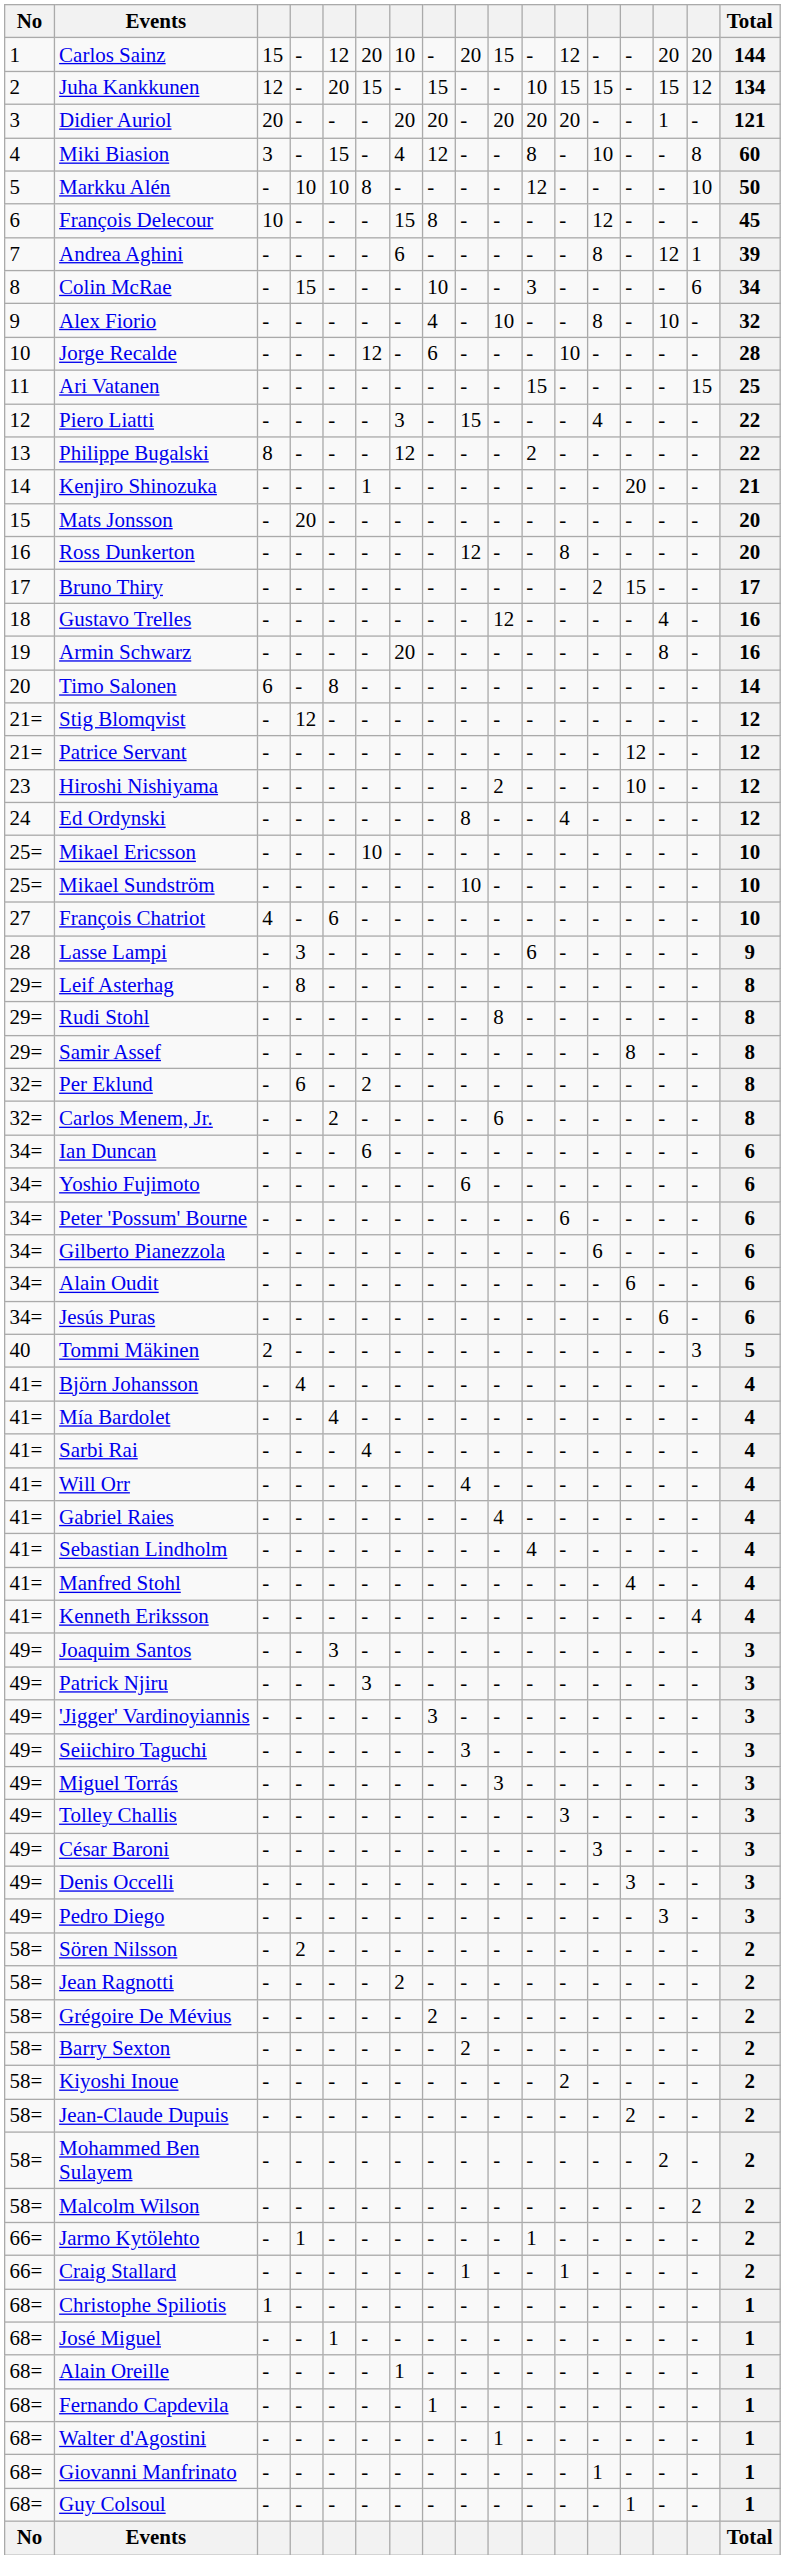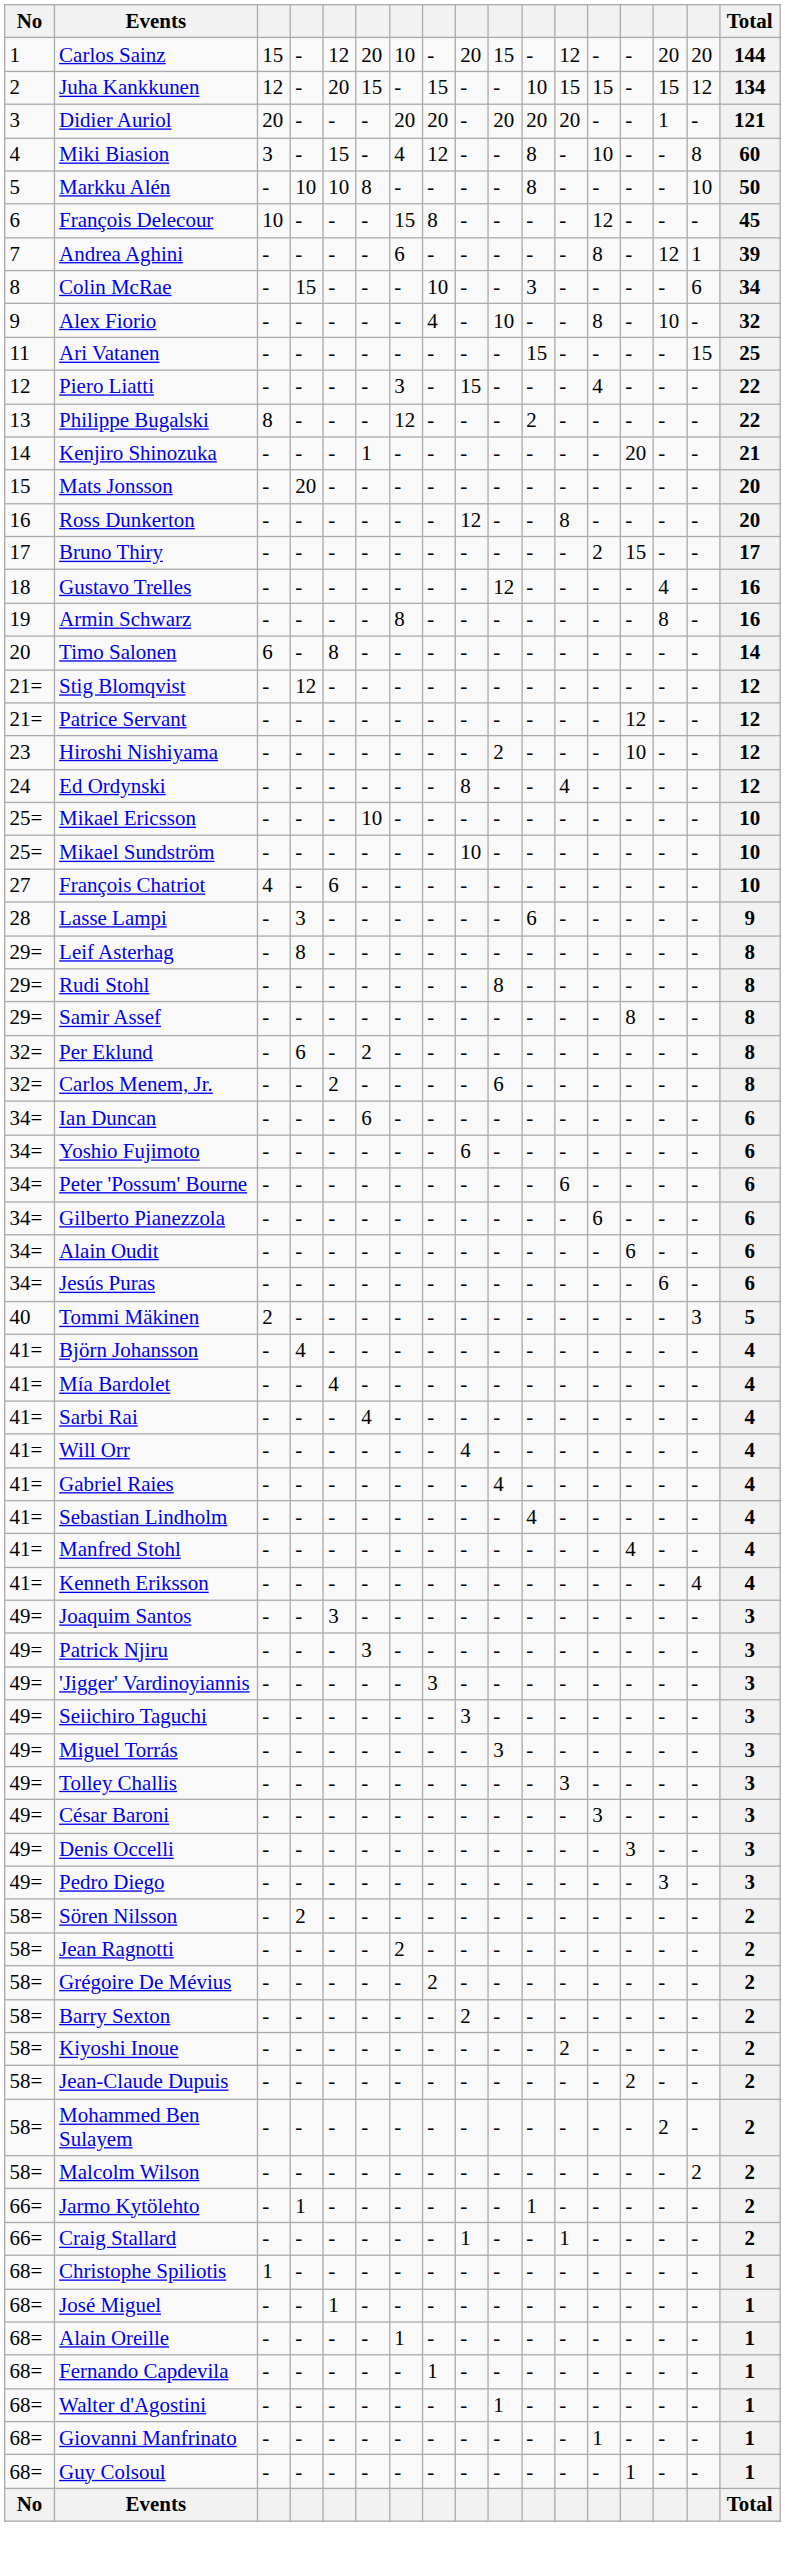(537, 187) 12 -> (532, 187) 8
- row: (118, 353)
(405, 652) 20 -> (399, 619) 8
